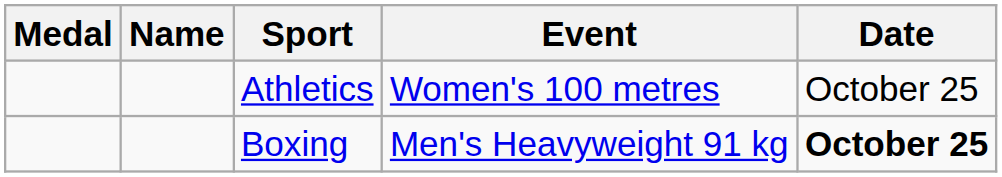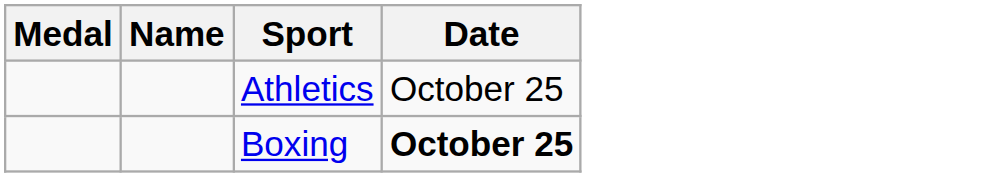- column: (589, 33)
